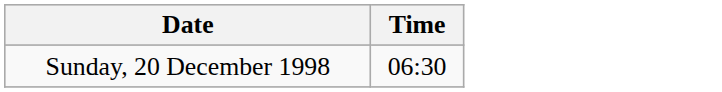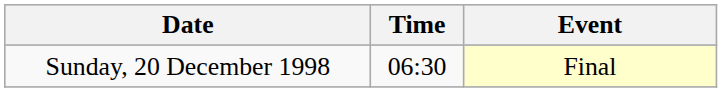+ column: (590, 24)
